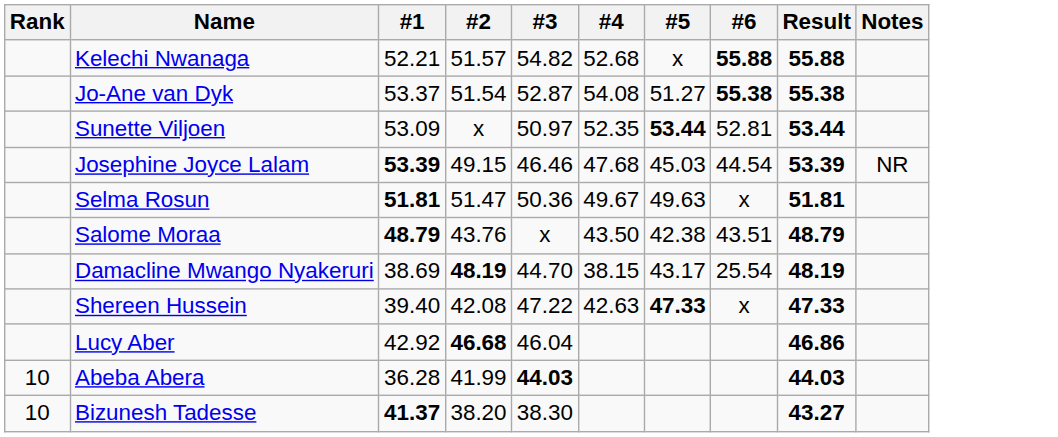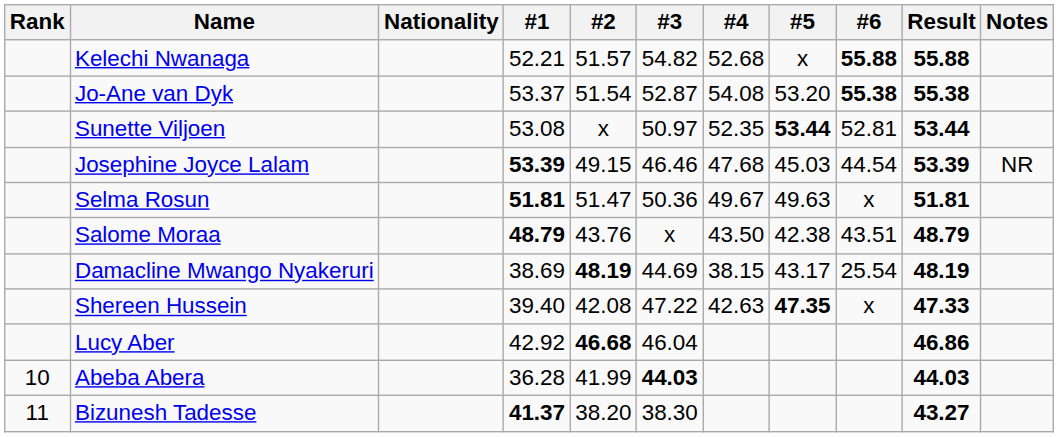+ column: (441, 22)
(678, 93) 51.27 -> (803, 93) 53.20
(412, 128) 53.09 -> (537, 128) 53.08
(545, 270) 44.70 -> (670, 270) 44.69
(678, 306) 47.33 -> (803, 306) 47.35
(37, 413) 10 -> (37, 413) 11
